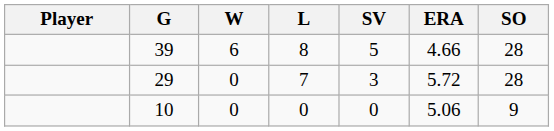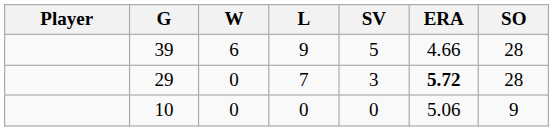(304, 49) 8 -> (304, 49) 9
(444, 79) normal -> (444, 79) bold
